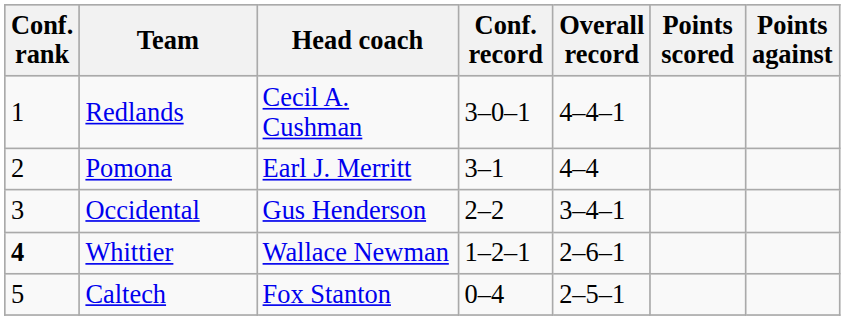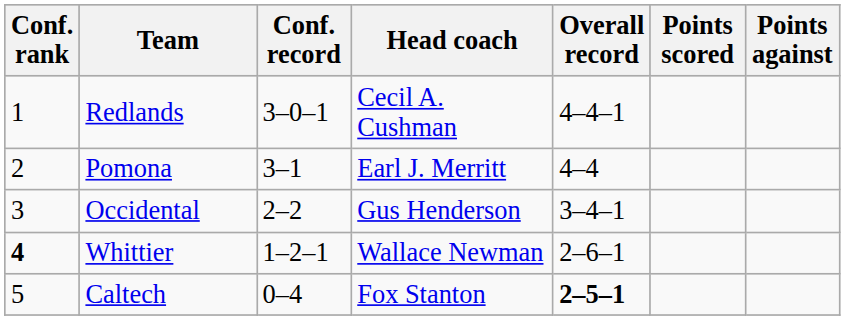columns swapped: (357, 40) <-> (506, 40)
(592, 294) normal -> (592, 294) bold
